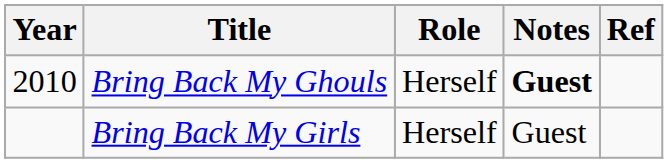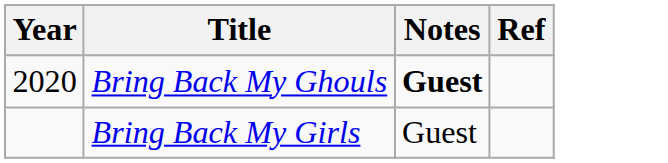- column: (449, 30)
(45, 81) 2010 -> (45, 81) 2020
